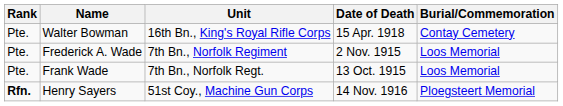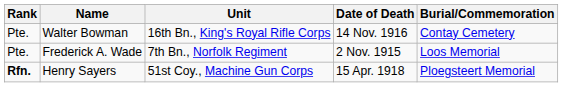(370, 33) 15 Apr. 1918 -> (372, 33) 14 Nov. 1916
- row: (75, 71)
(372, 91) 14 Nov. 1916 -> (370, 71) 15 Apr. 1918
